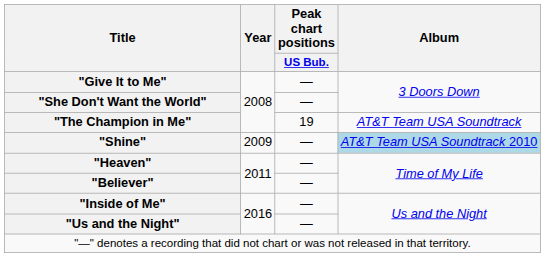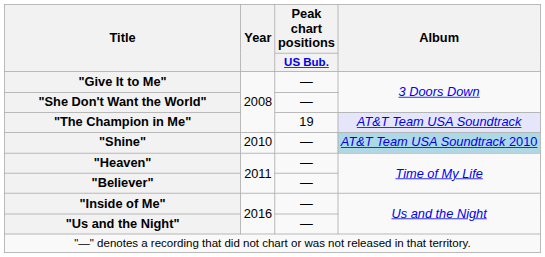(439, 122) no background -> (439, 122) lavender background
(258, 142) 2009 -> (258, 142) 2010
